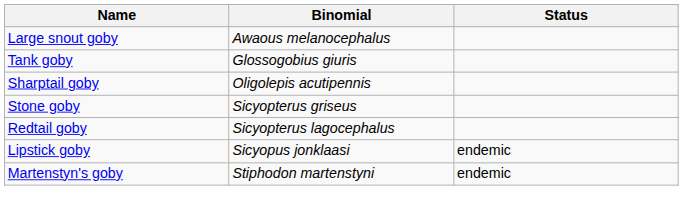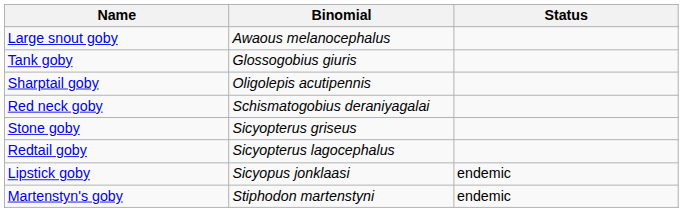+ row: (55, 106)
